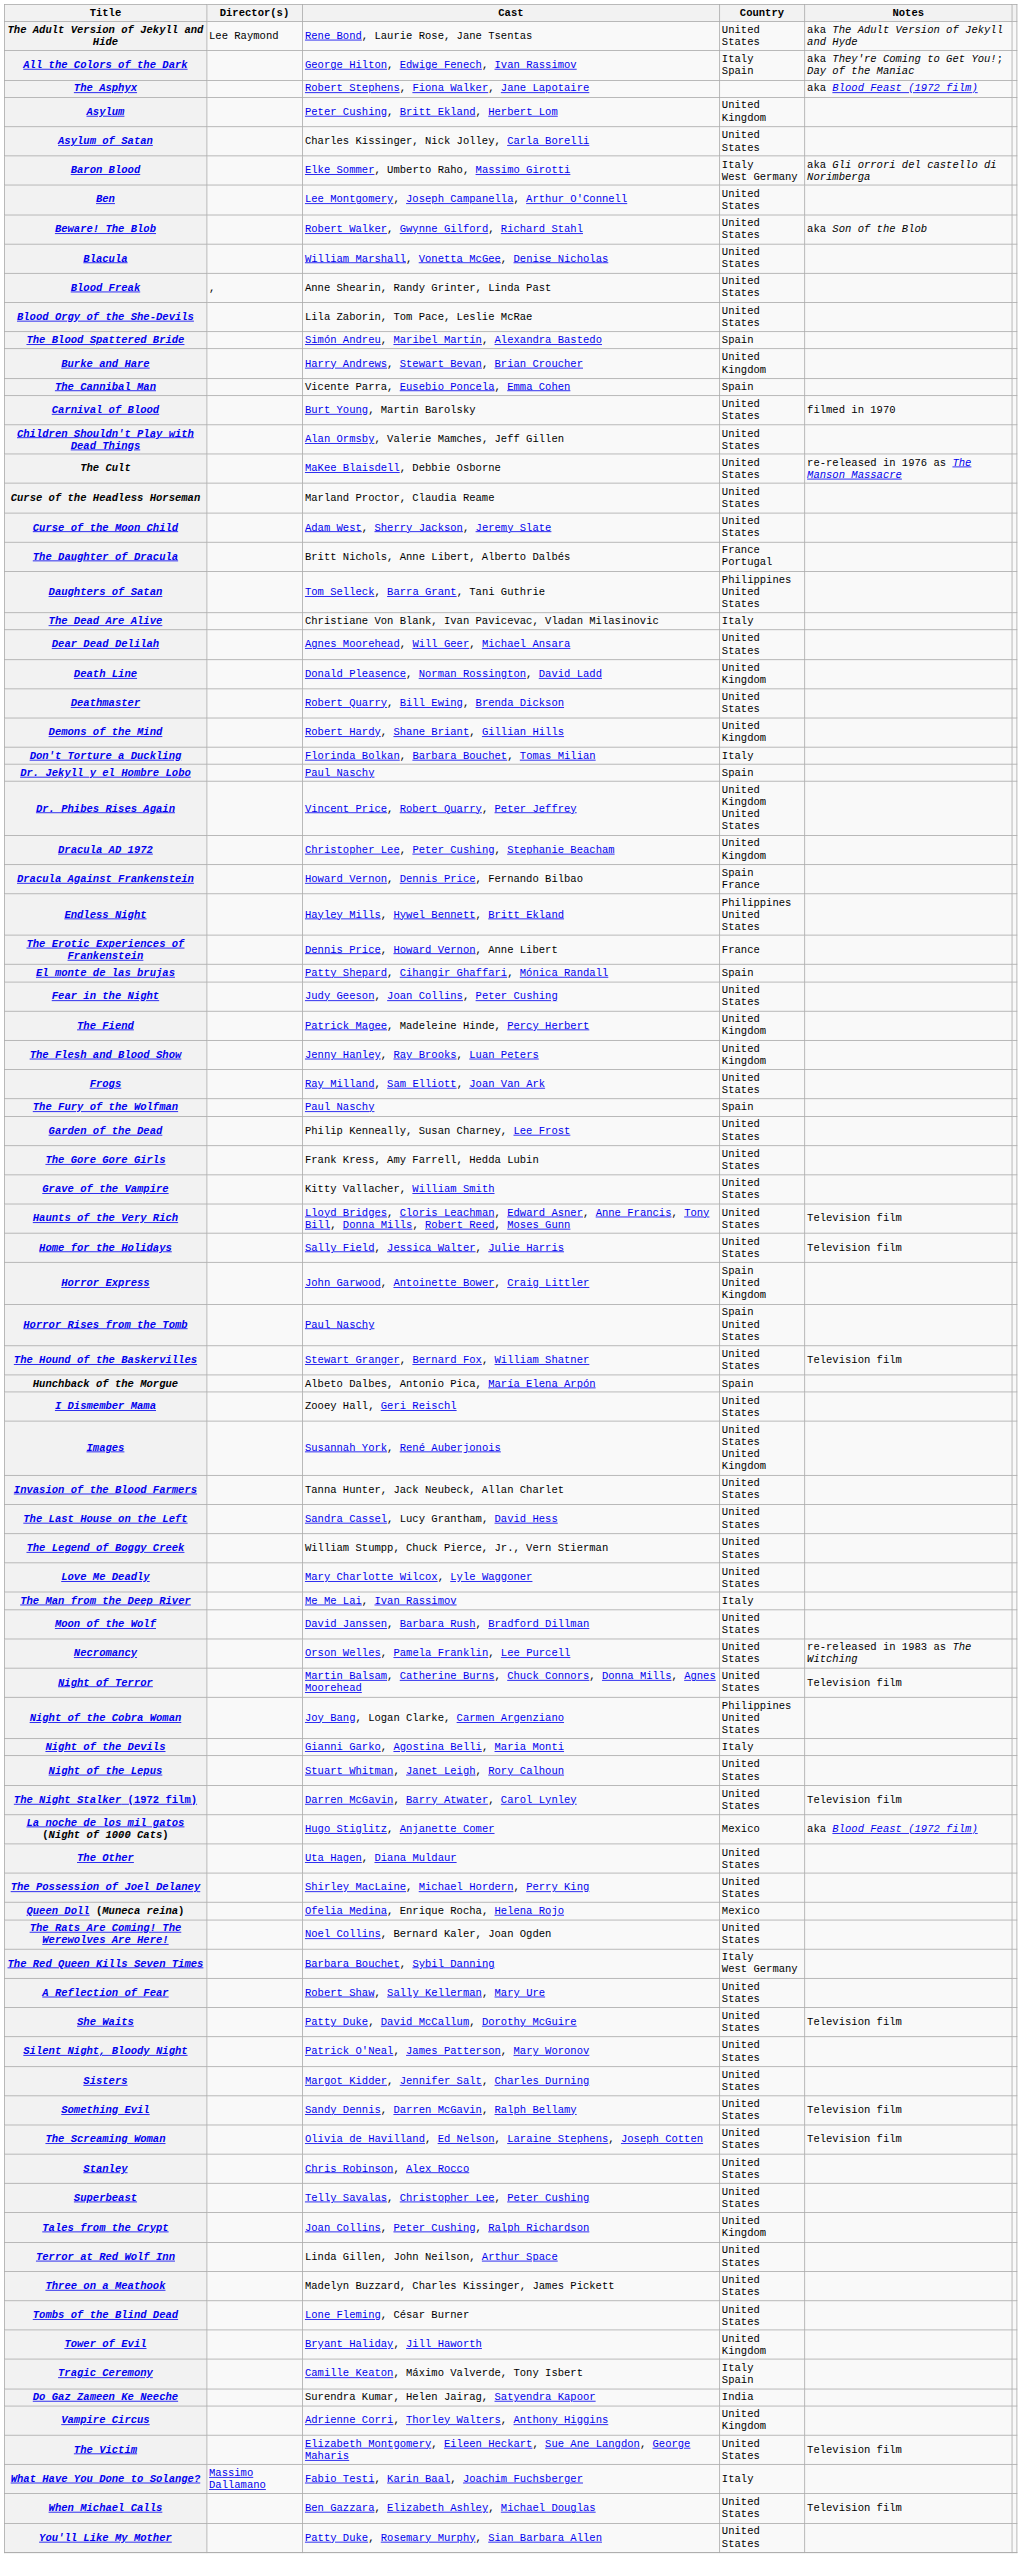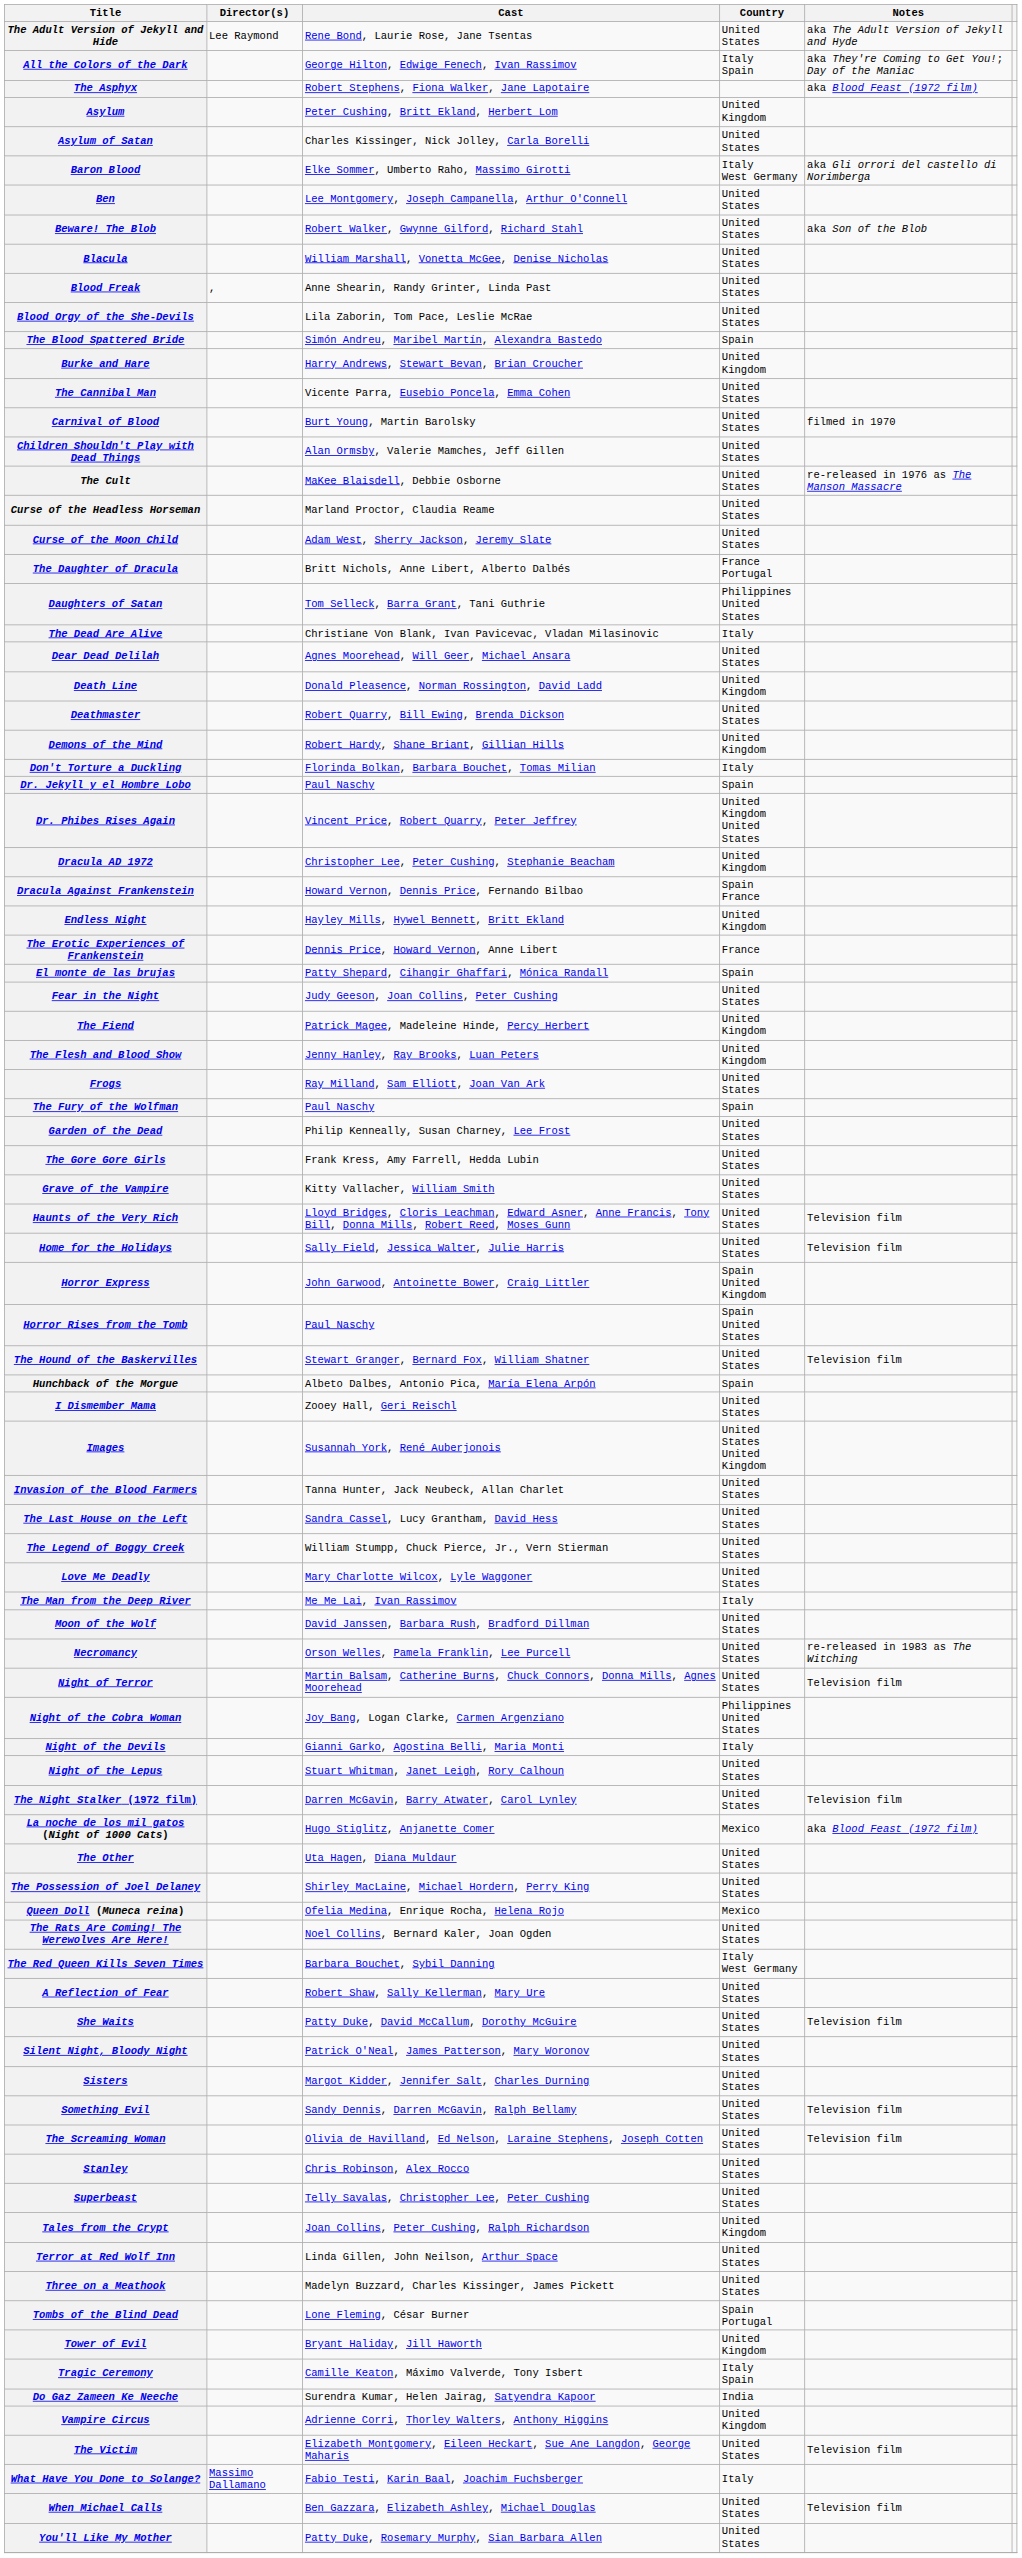(738, 387) Spain -> (741, 393) United States
(757, 915) Philippines United States -> (744, 921) United Kingdom
(741, 2315) United States -> (747, 2315) Spain Portugal
